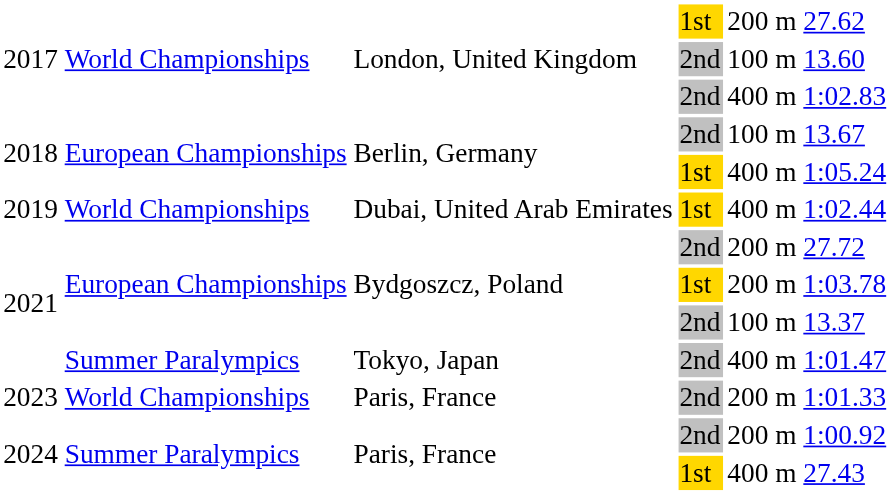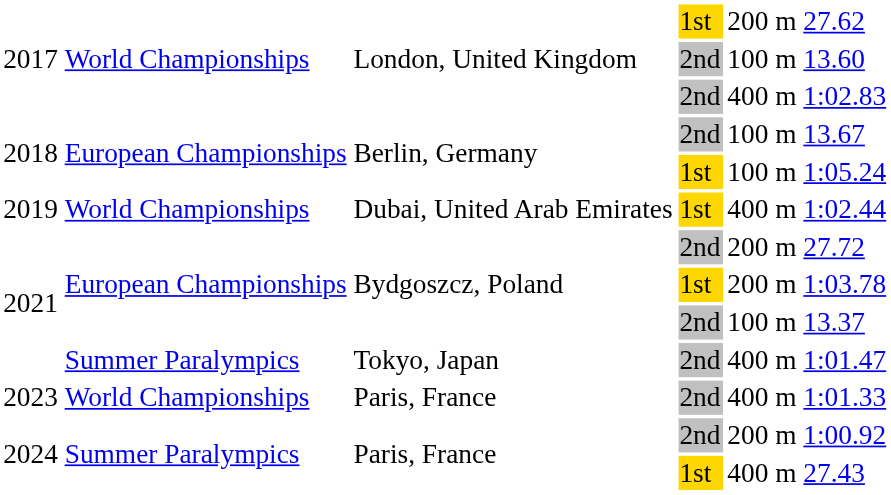(762, 171) 400 m -> (762, 171) 100 m
(762, 397) 200 m -> (762, 397) 400 m
